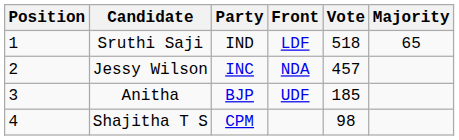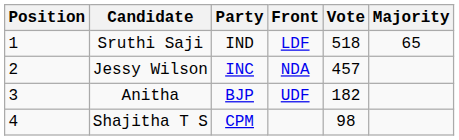(346, 96) 185 -> (346, 96) 182
